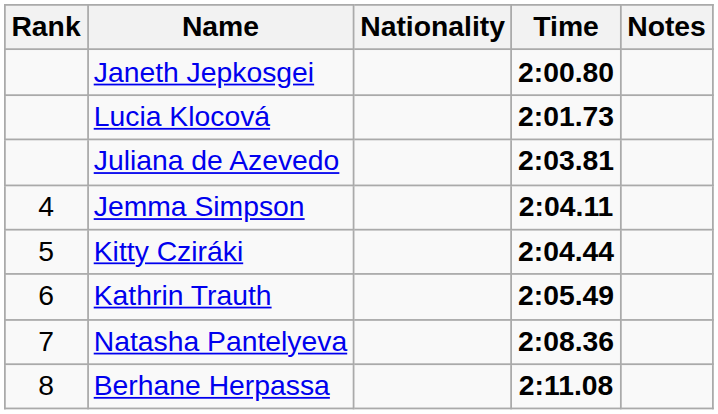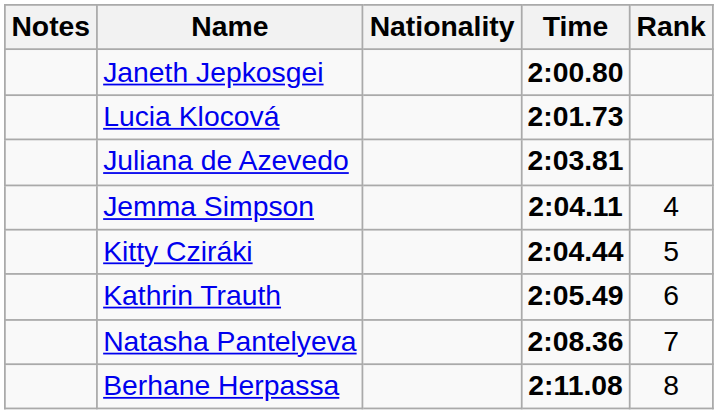columns swapped: (46, 26) <-> (667, 26)
